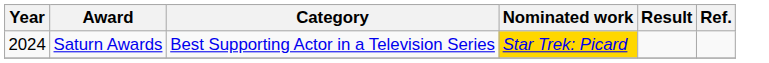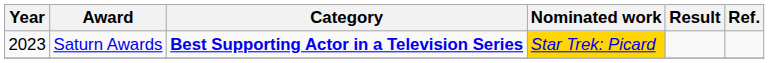(27, 44) 2024 -> (27, 44) 2023
(333, 44) normal -> (347, 44) bold
